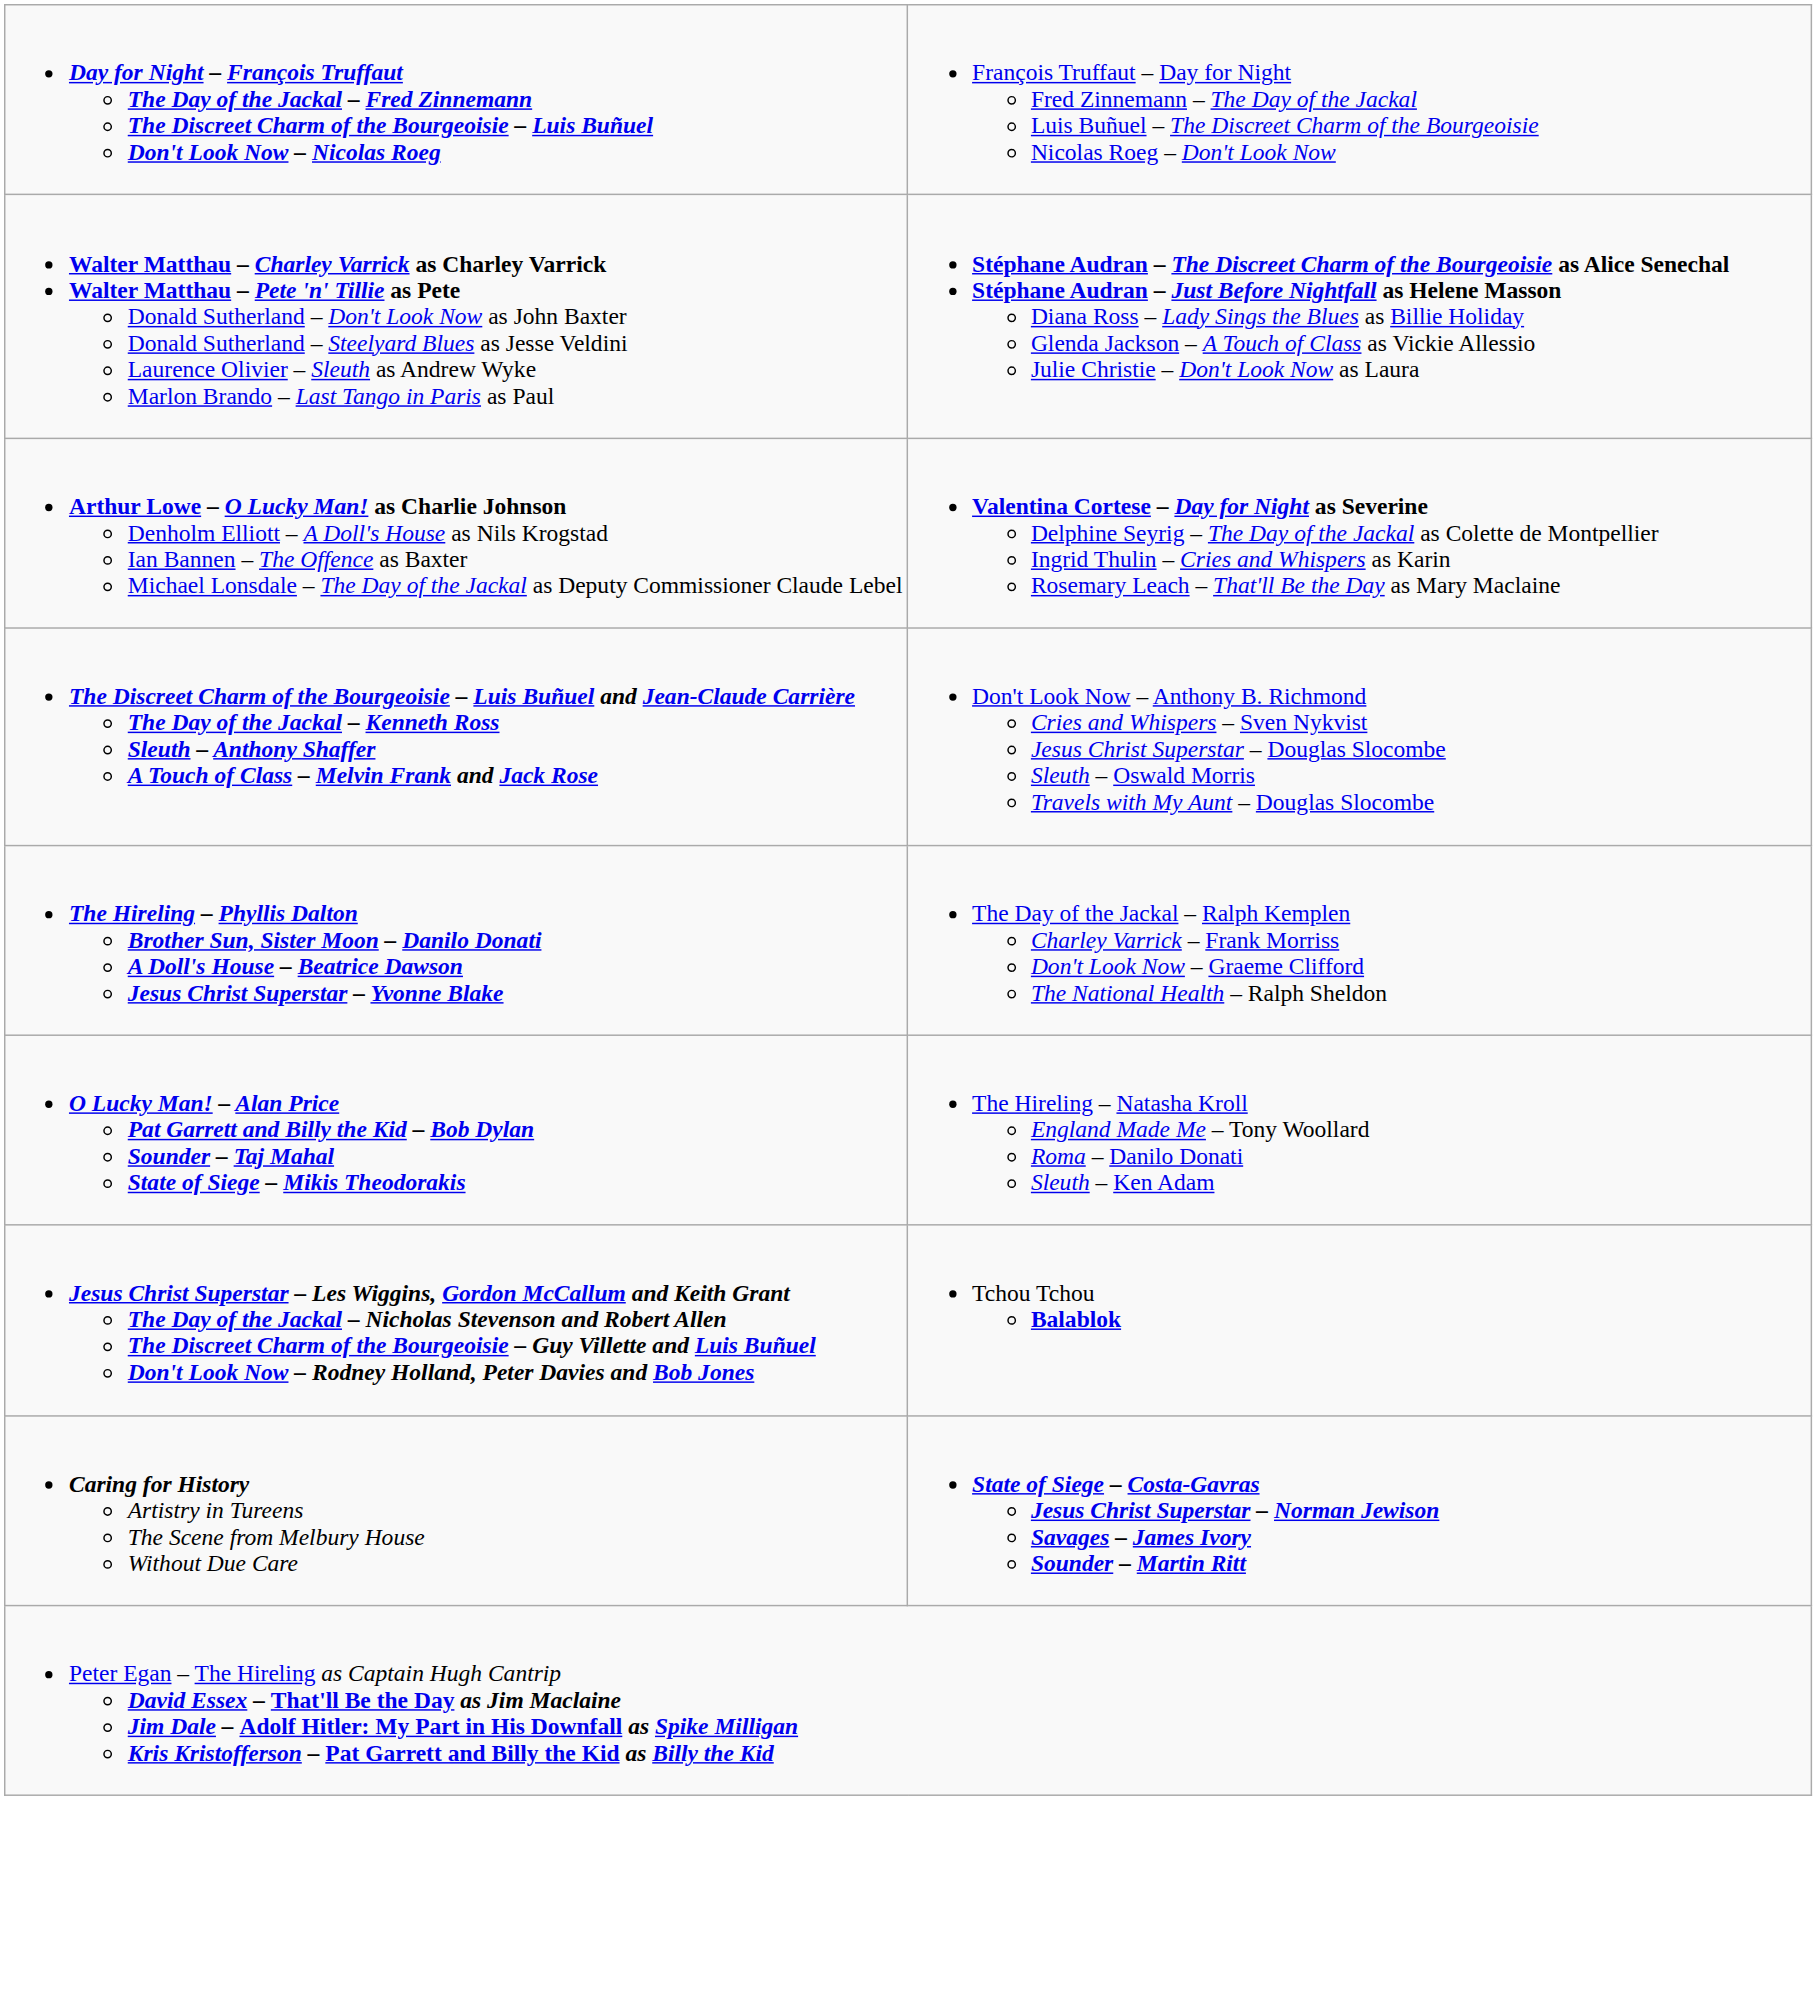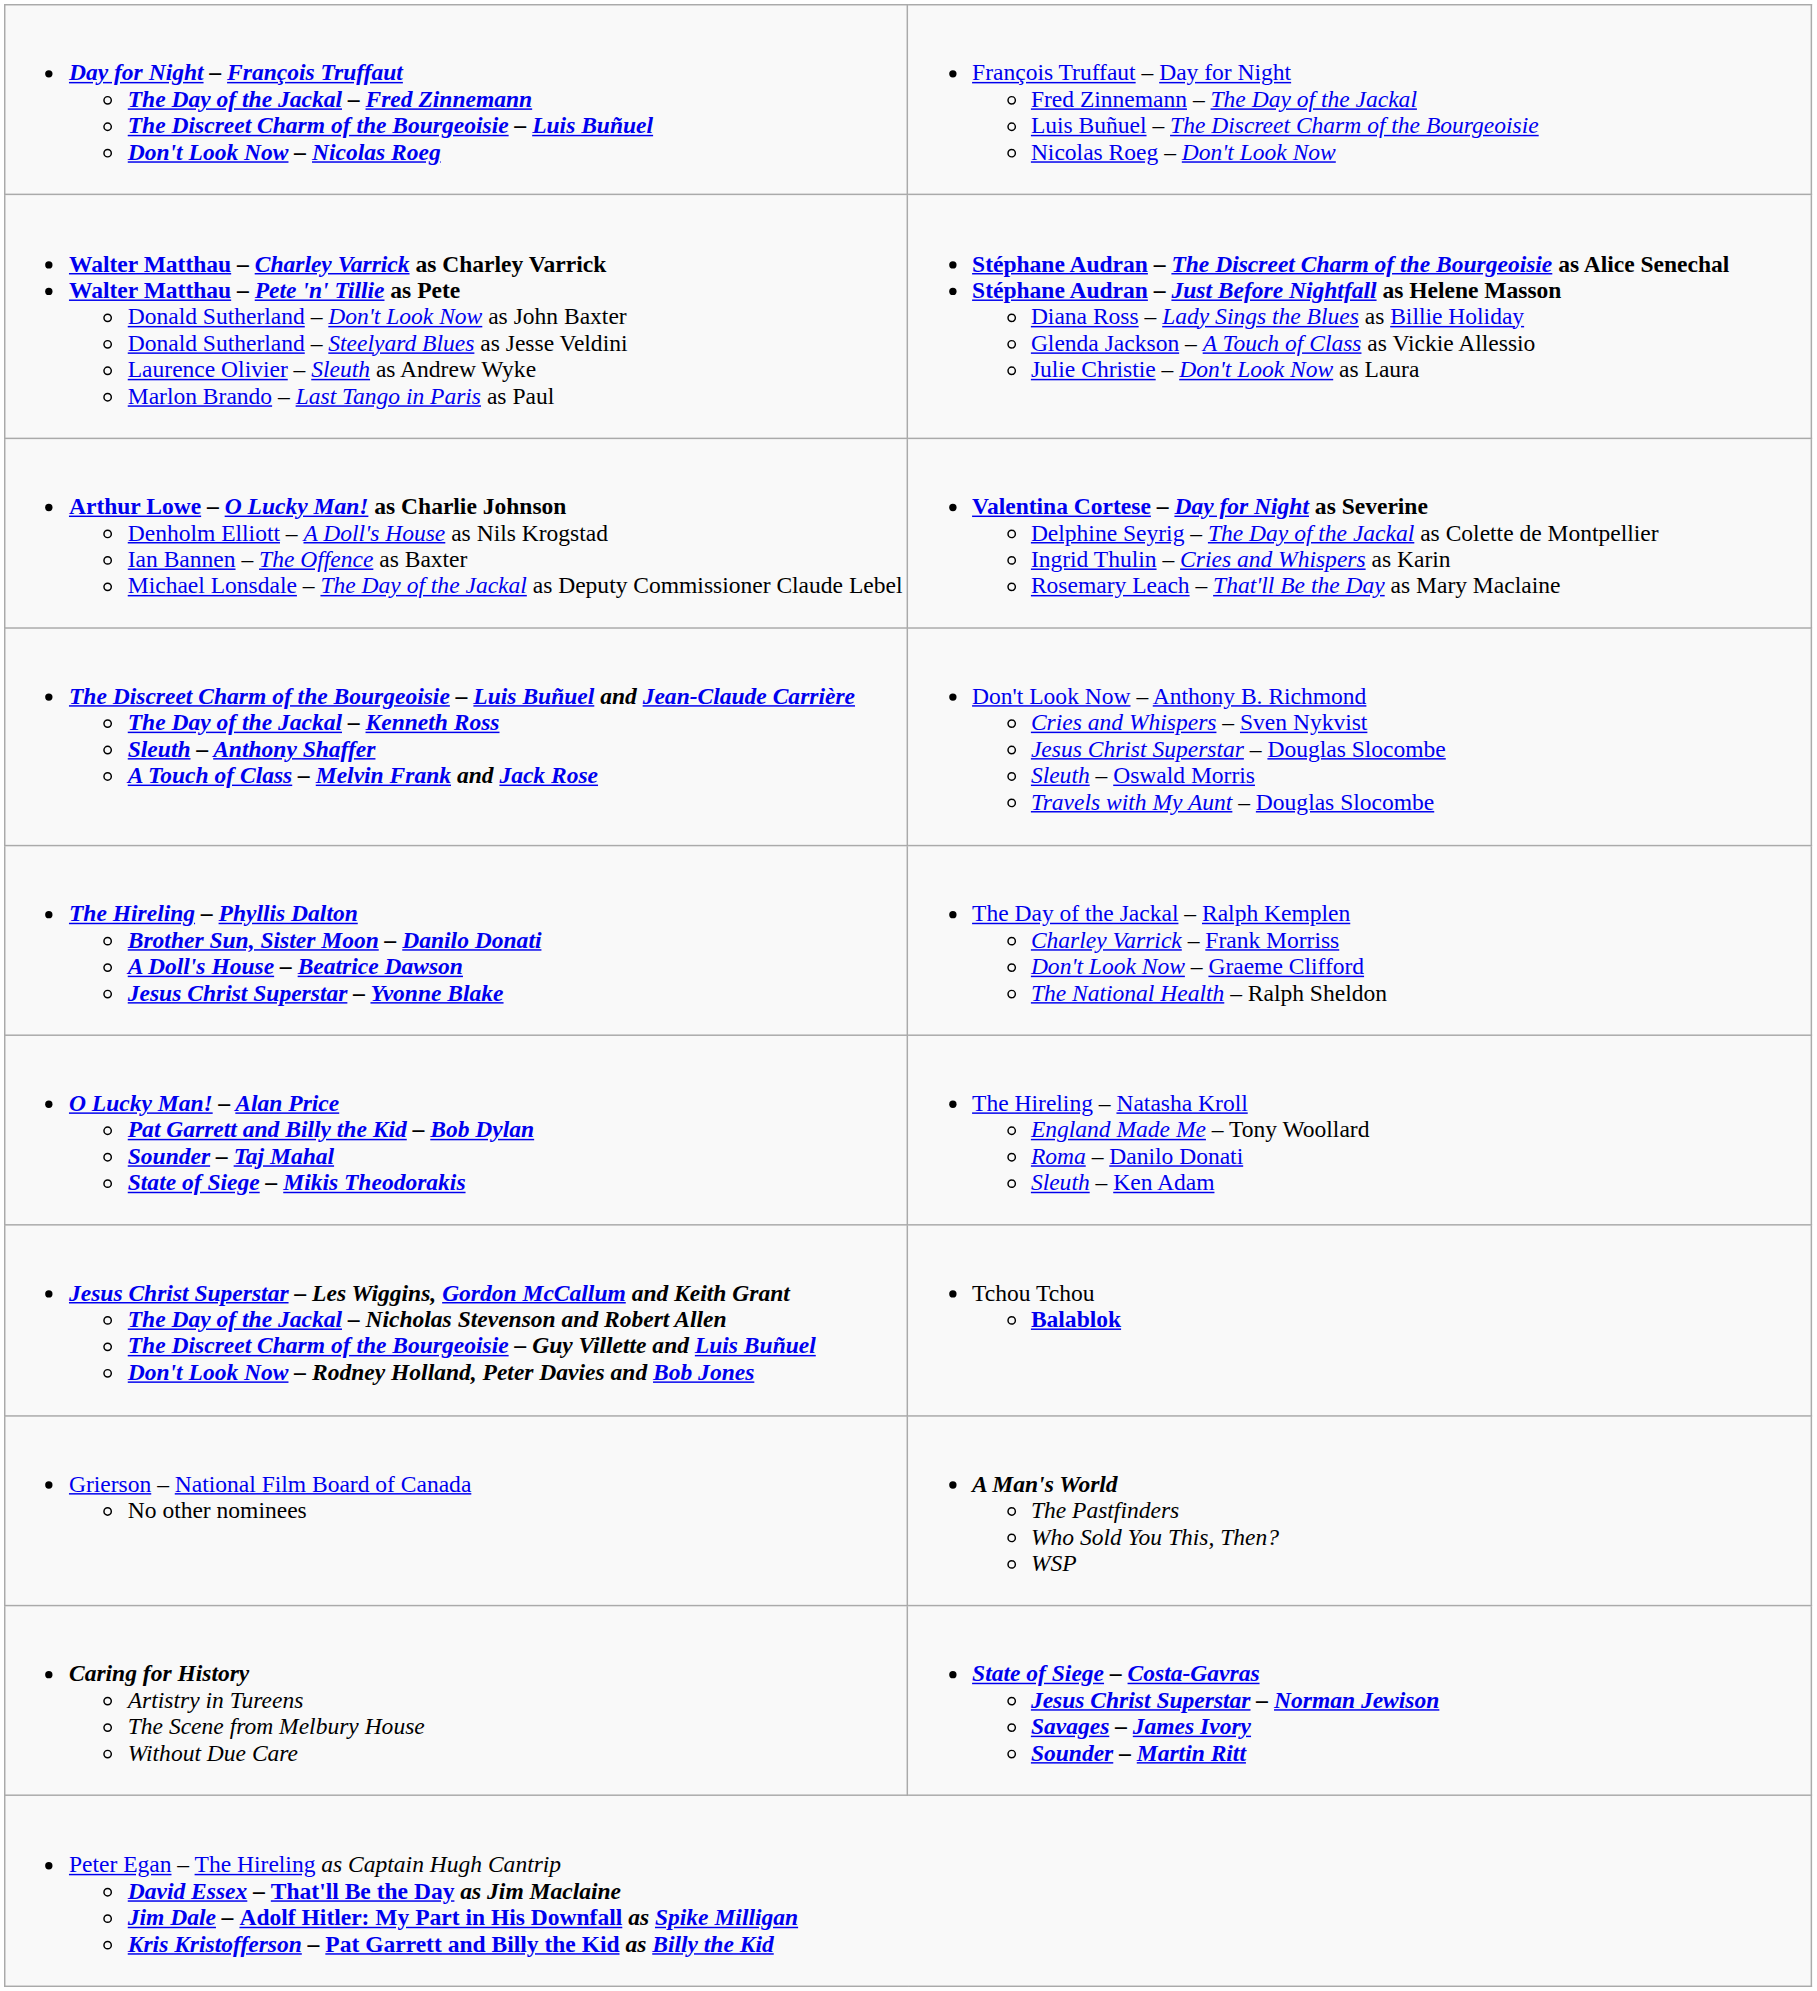+ row: (456, 1497)
